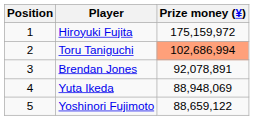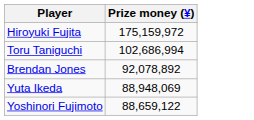- column: (30, 13)
(203, 50) lightsalmon background -> (151, 50) no background
(203, 69) 92,078,891 -> (151, 69) 92,078,892
